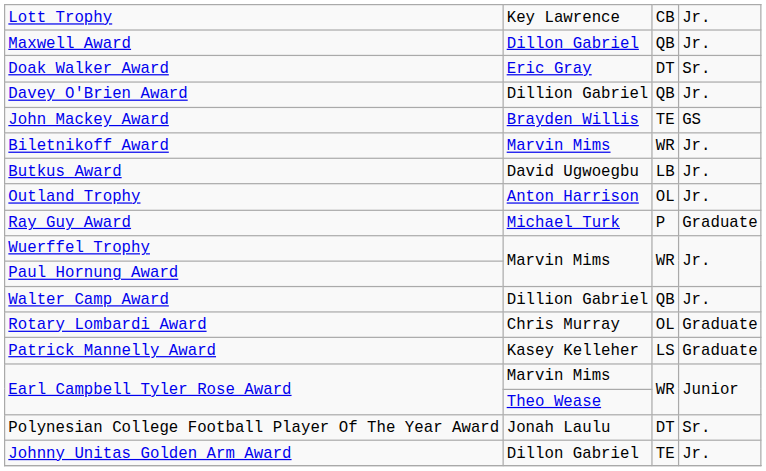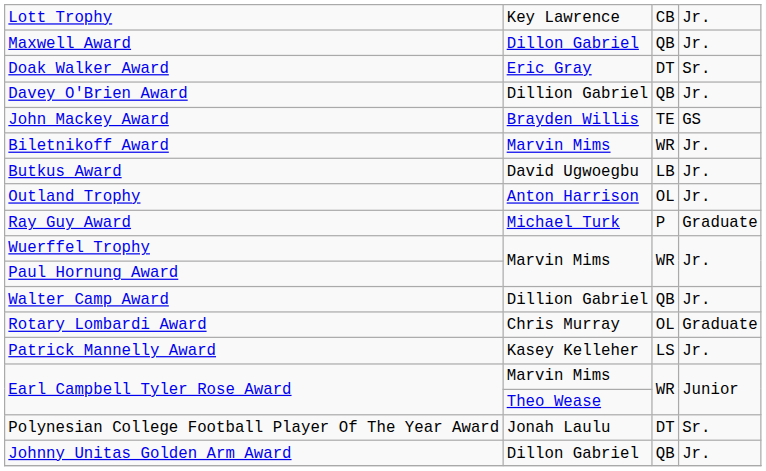(720, 351) Graduate -> (696, 351) Jr.
(665, 453) TE -> (665, 453) QB
